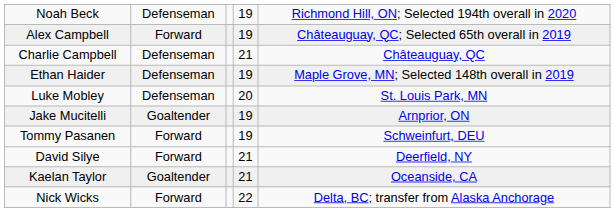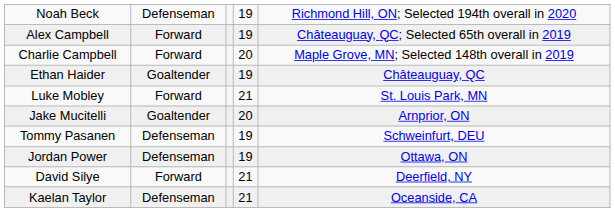(178, 55) Defenseman -> (178, 55) Forward
(245, 55) 21 -> (245, 55) 20
(434, 55) Châteauguay, QC -> (434, 55) Maple Grove, MN; Selected 148th overall in 2019
(178, 75) Defenseman -> (178, 75) Goaltender
(434, 75) Maple Grove, MN; Selected 148th overall in 2019 -> (434, 75) Châteauguay, QC
(178, 95) Defenseman -> (178, 95) Forward
(245, 95) 20 -> (245, 95) 21
(245, 116) 19 -> (245, 116) 20
(178, 136) Forward -> (178, 136) Defenseman
+ row: (68, 156)
(178, 177) Goaltender -> (178, 197) Defenseman
- row: (68, 197)
